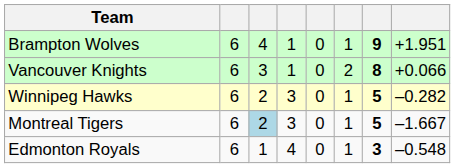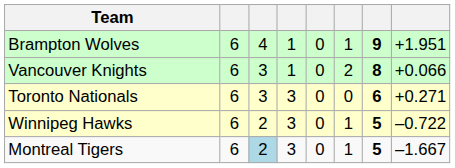+ row: (73, 96)
(421, 96) –0.282 -> (421, 123) –0.722
- row: (74, 149)
